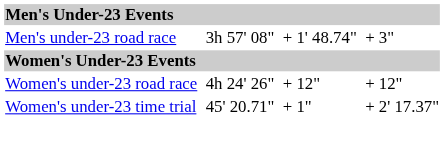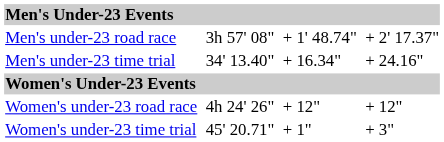(380, 37) + 3" -> (402, 37) + 2' 17.37"
+ row: (90, 60)
(402, 106) + 2' 17.37" -> (380, 130) + 3"
